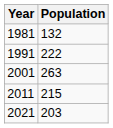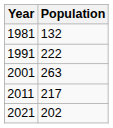(51, 93) 215 -> (51, 93) 217
(51, 113) 203 -> (51, 113) 202
